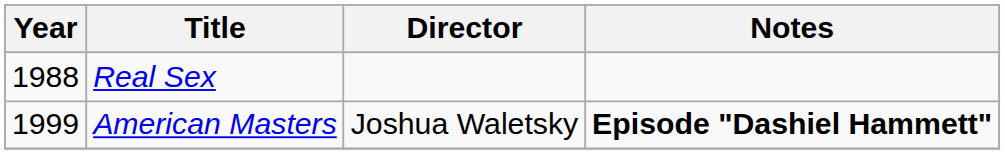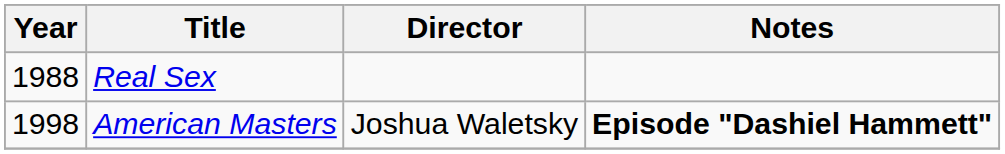(46, 124) 1999 -> (46, 124) 1998
